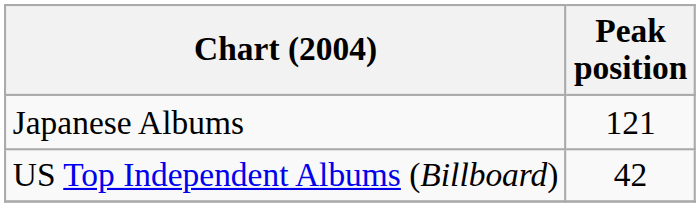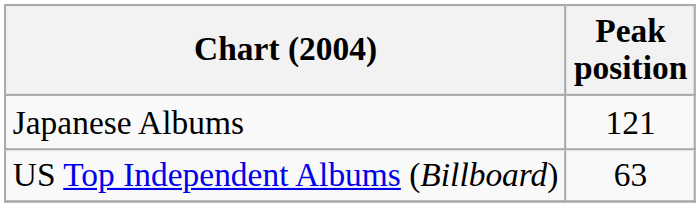(631, 174) 42 -> (631, 174) 63
